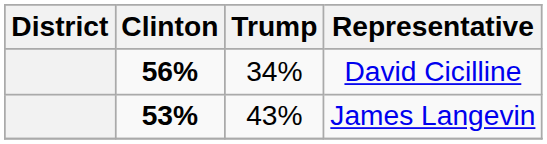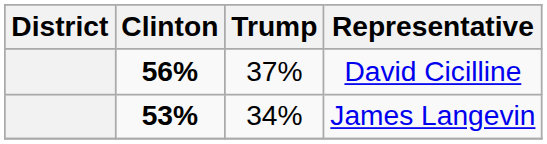(274, 71) 34% -> (274, 71) 37%
(274, 116) 43% -> (274, 116) 34%
